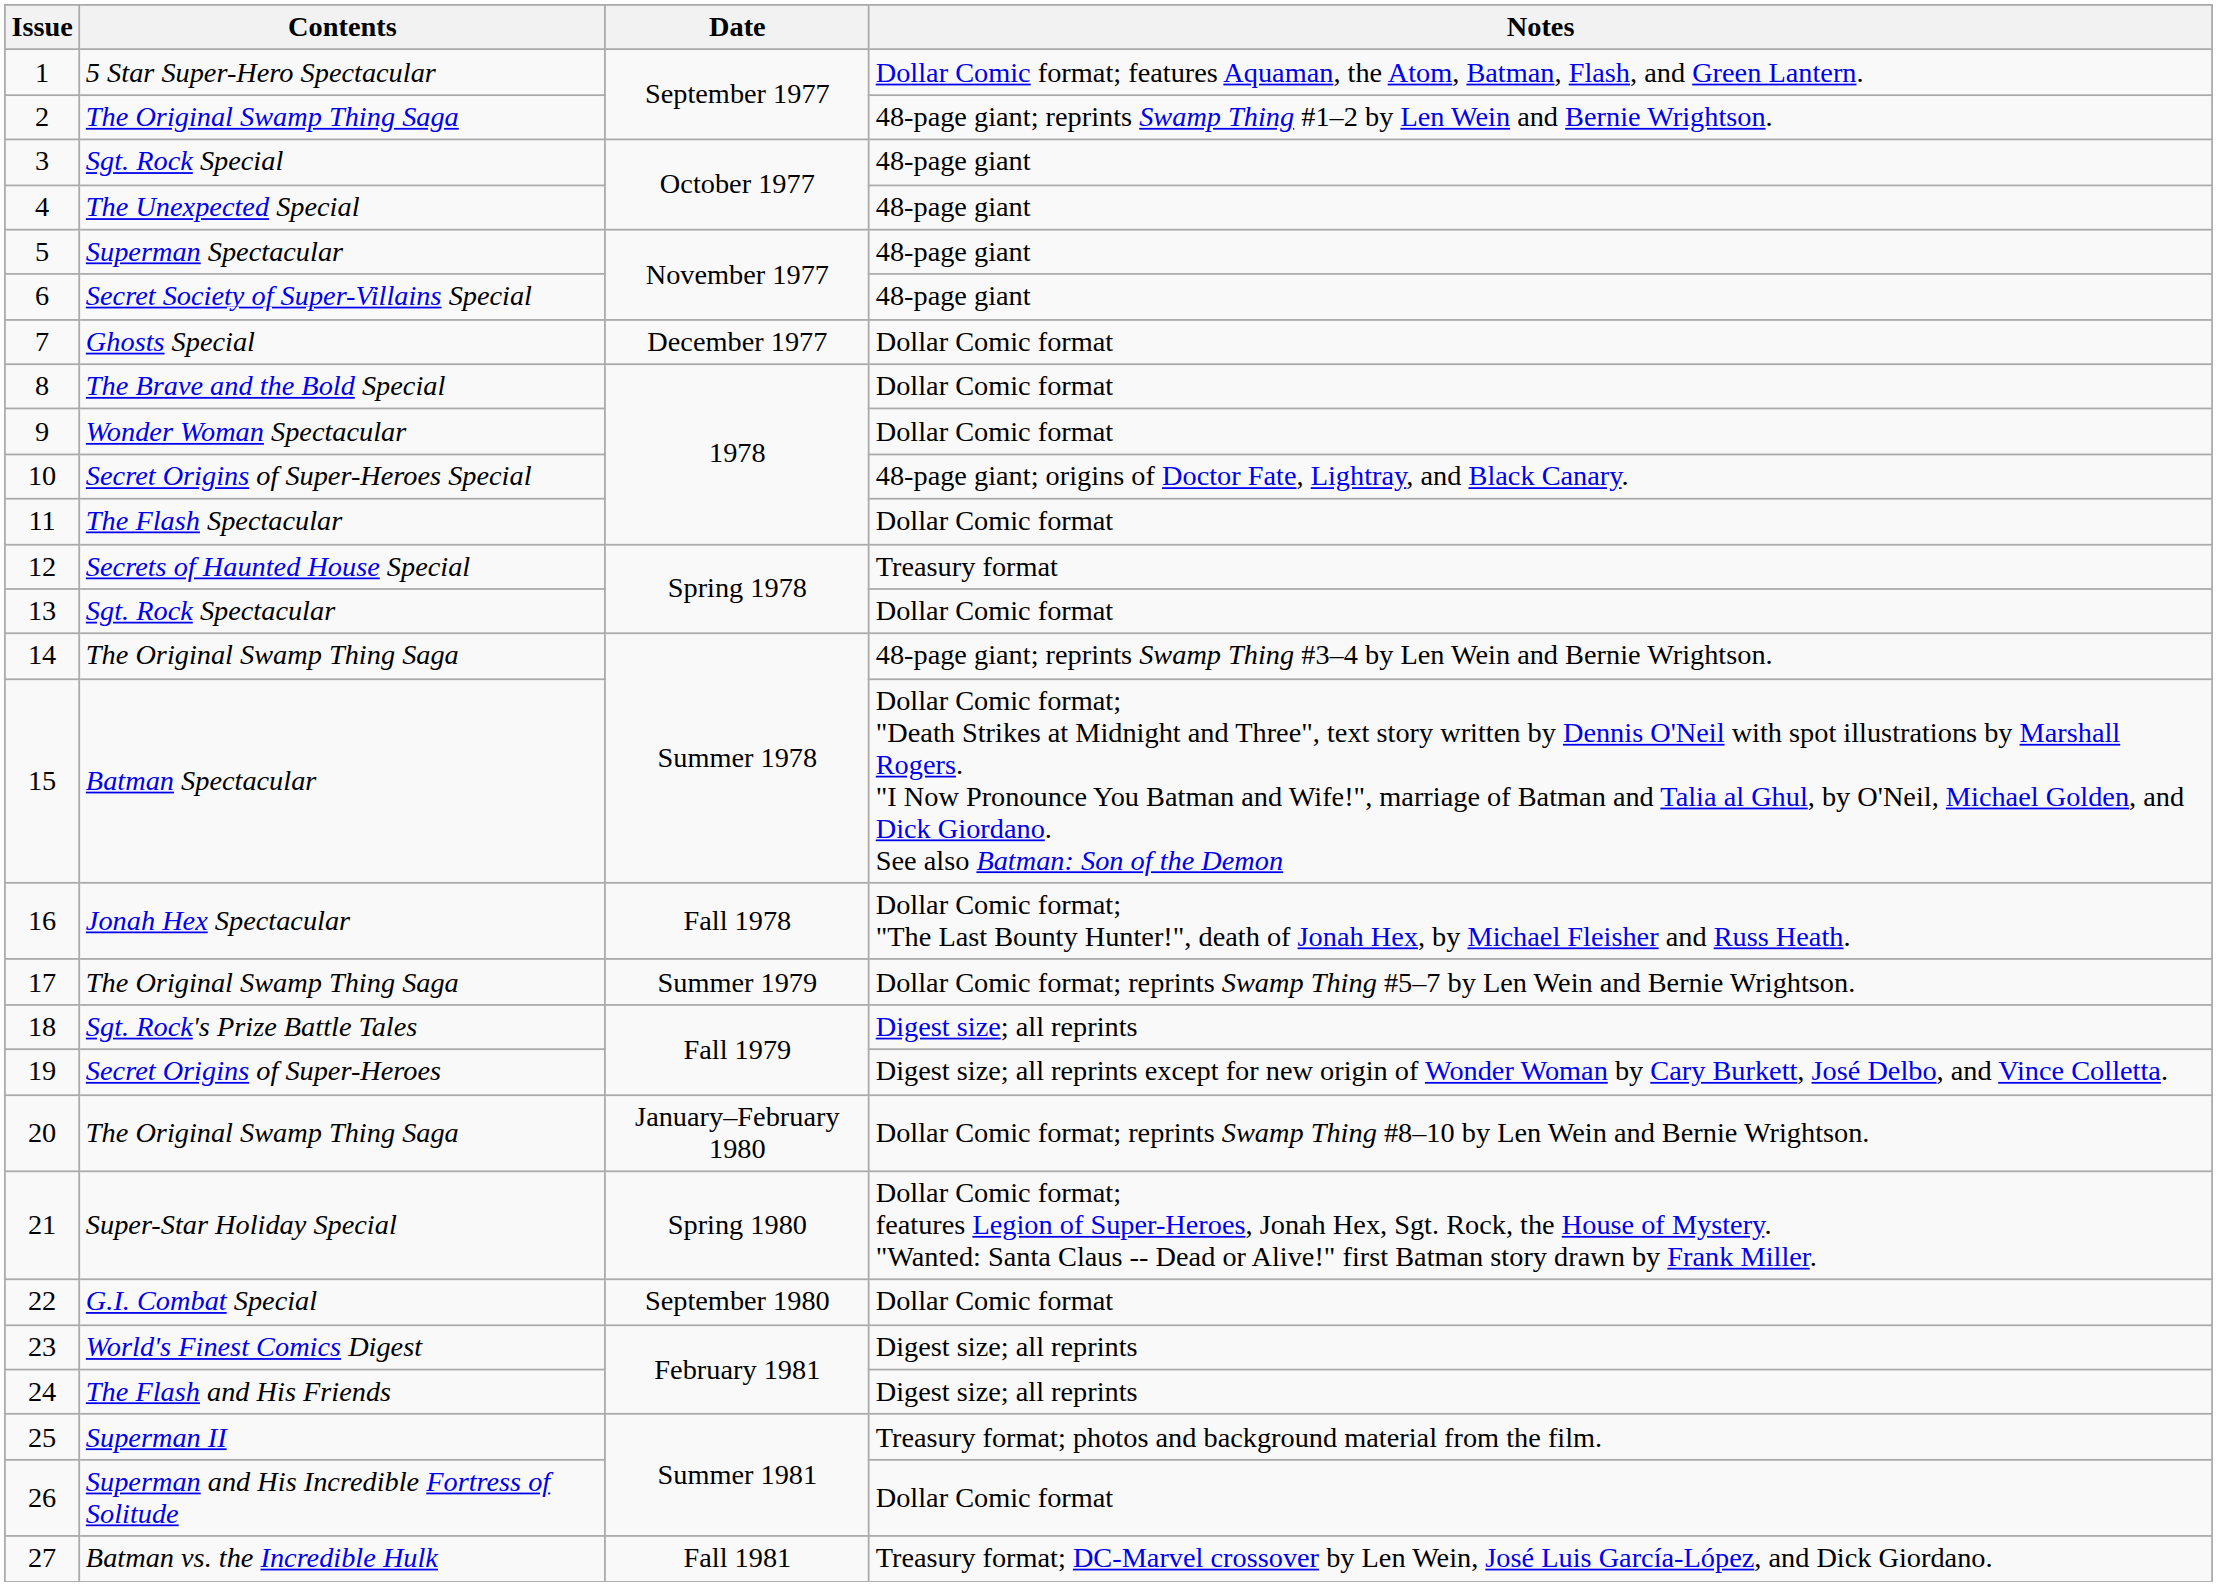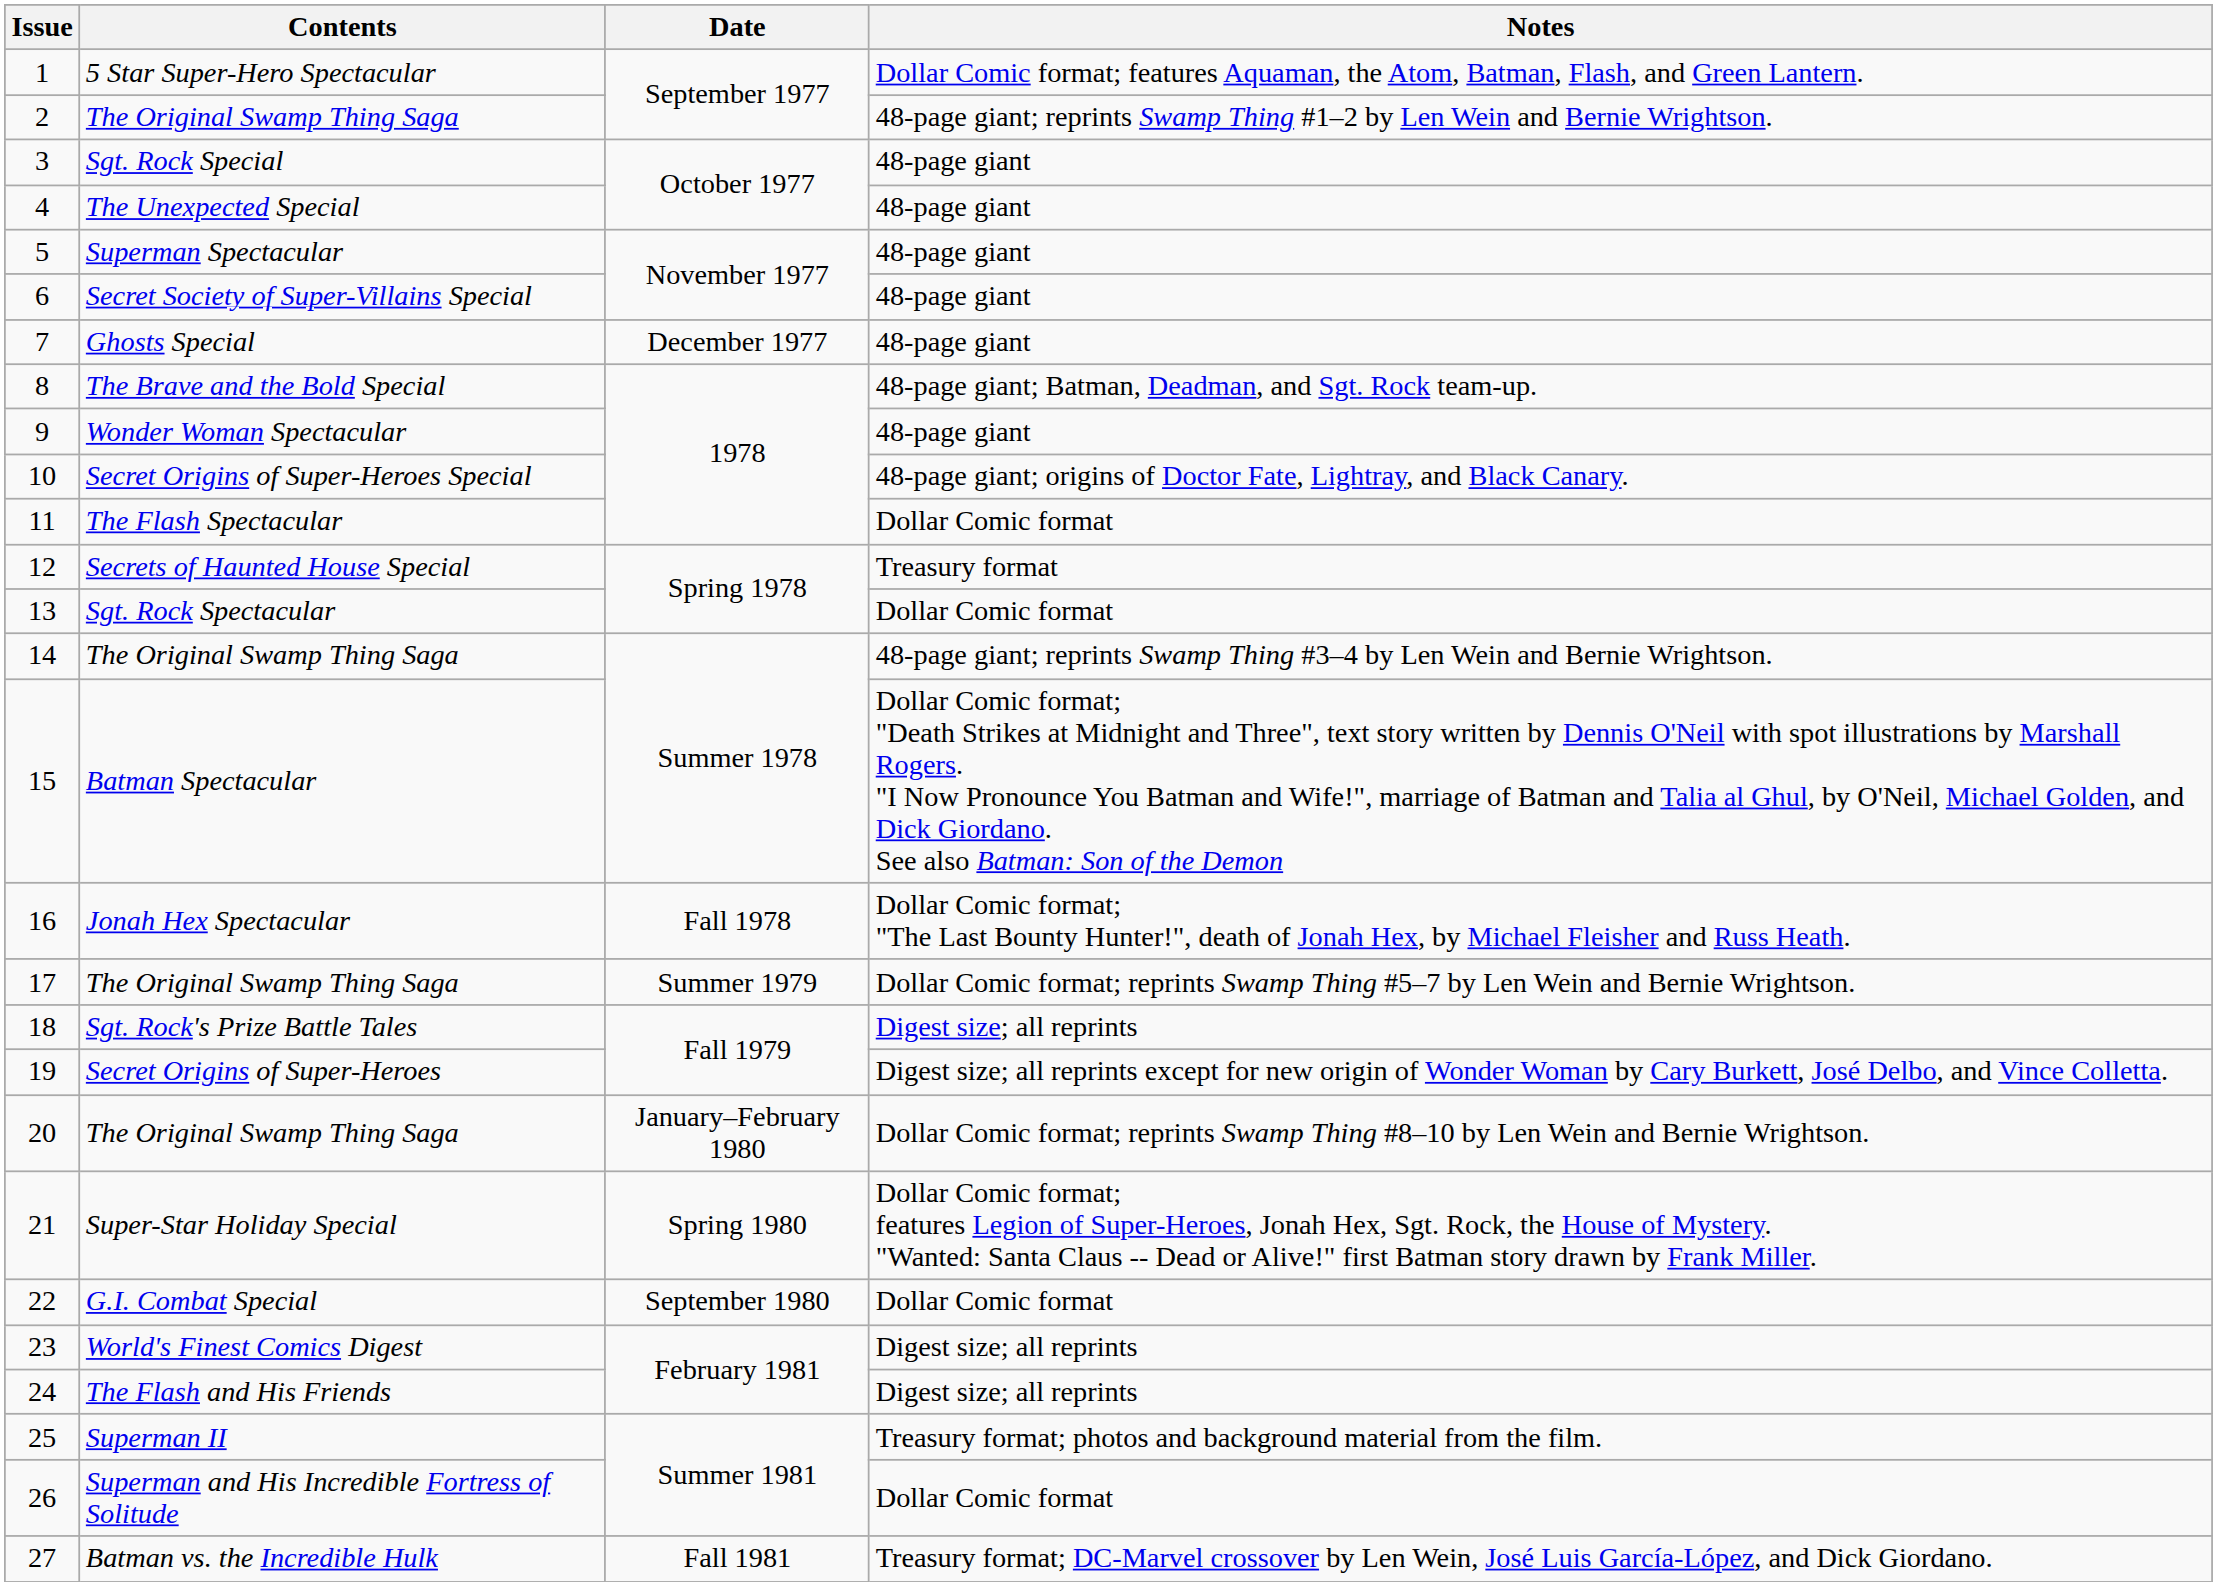(994, 341) Dollar Comic format -> (953, 341) 48-page giant
(994, 386) Dollar Comic format -> (1206, 386) 48-page giant; Batman, Deadman, and Sgt. Rock team-up.
(994, 431) Dollar Comic format -> (953, 431) 48-page giant
